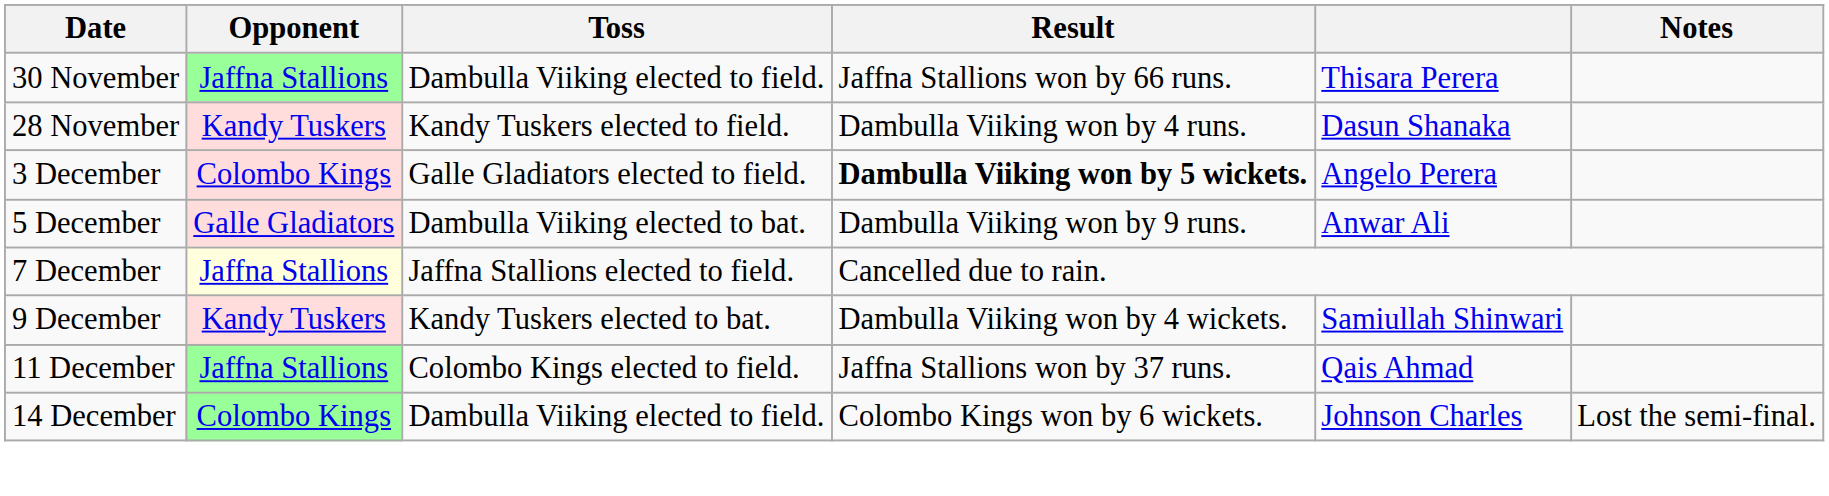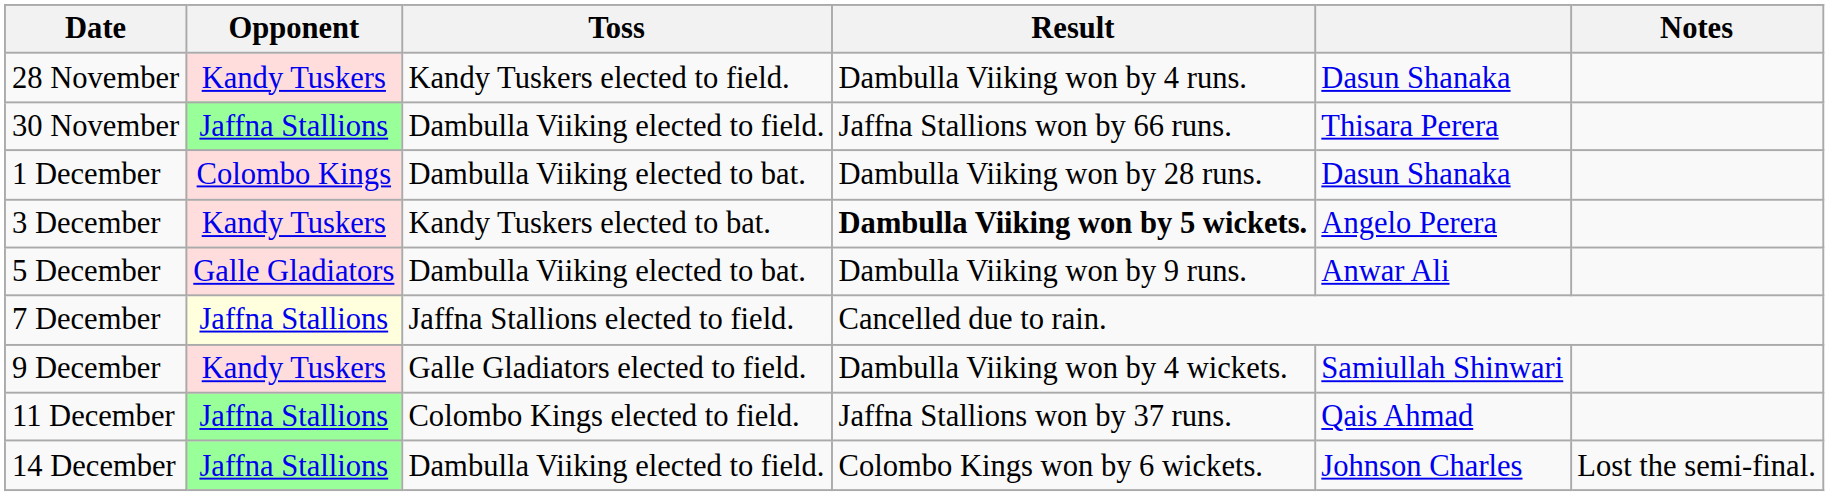rows swapped: (96, 125) <-> (96, 77)
+ row: (86, 174)
(294, 174) Colombo Kings -> (294, 222) Kandy Tuskers
(607, 174) Galle Gladiators elected to field. -> (590, 222) Kandy Tuskers elected to bat.
(590, 319) Kandy Tuskers elected to bat. -> (607, 367) Galle Gladiators elected to field.
(294, 416) Colombo Kings -> (294, 464) Jaffna Stallions
